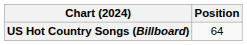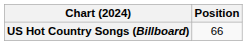(217, 31) 64 -> (217, 31) 66
